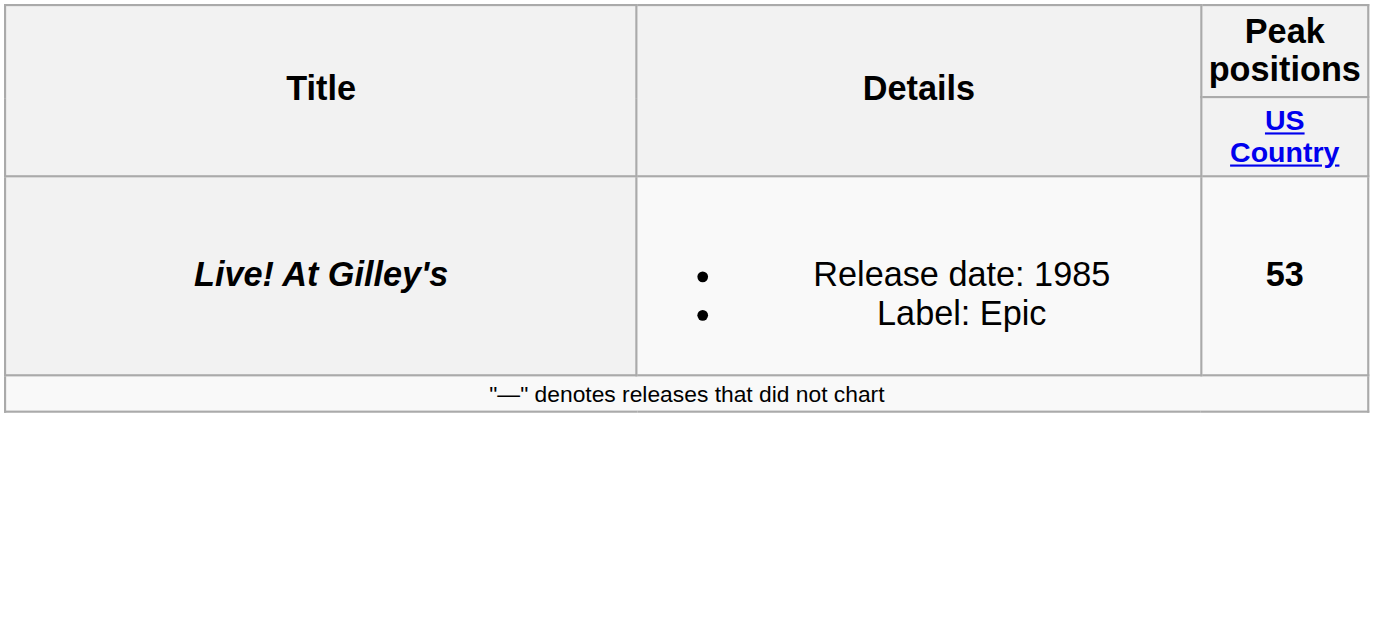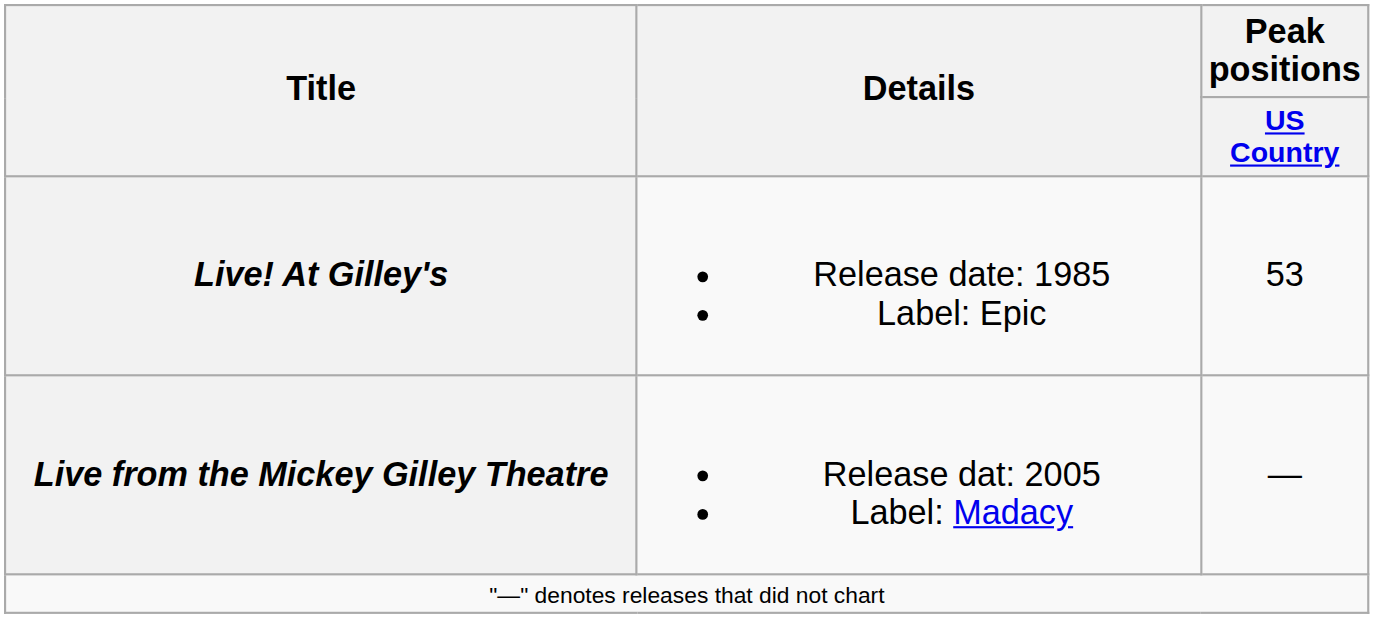(1285, 274) bold -> (1285, 274) normal
+ row: (321, 474)
